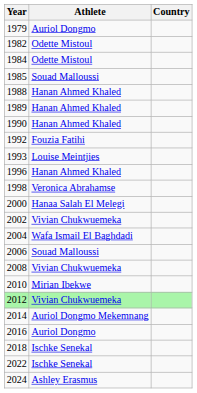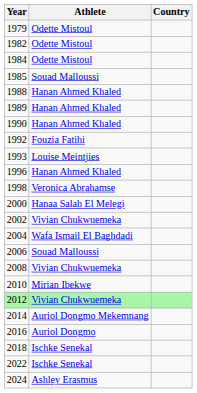(64, 28) Auriol Dongmo -> (62, 28) Odette Mistoul
